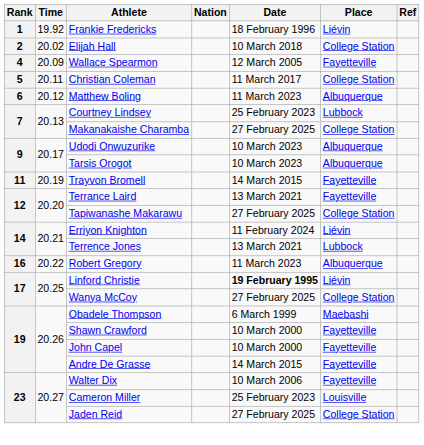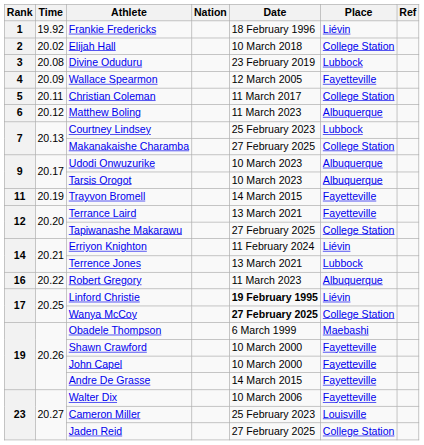+ row: (105, 63)
(273, 297) normal -> (275, 314) bold
